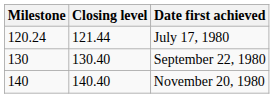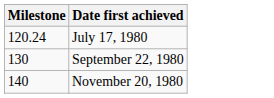- column: (110, 15)
